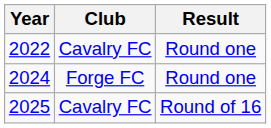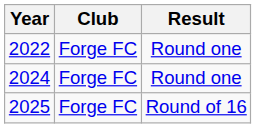(105, 48) Cavalry FC -> (98, 48) Forge FC
(105, 107) Cavalry FC -> (98, 107) Forge FC
